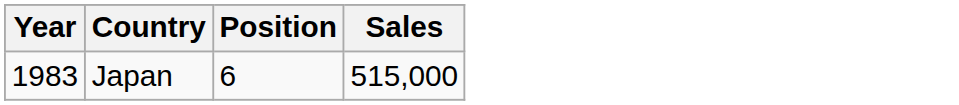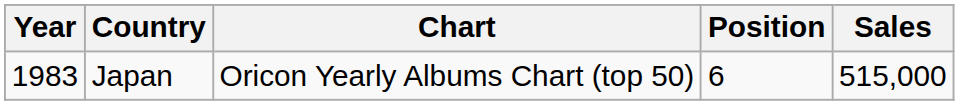+ column: (457, 28)
